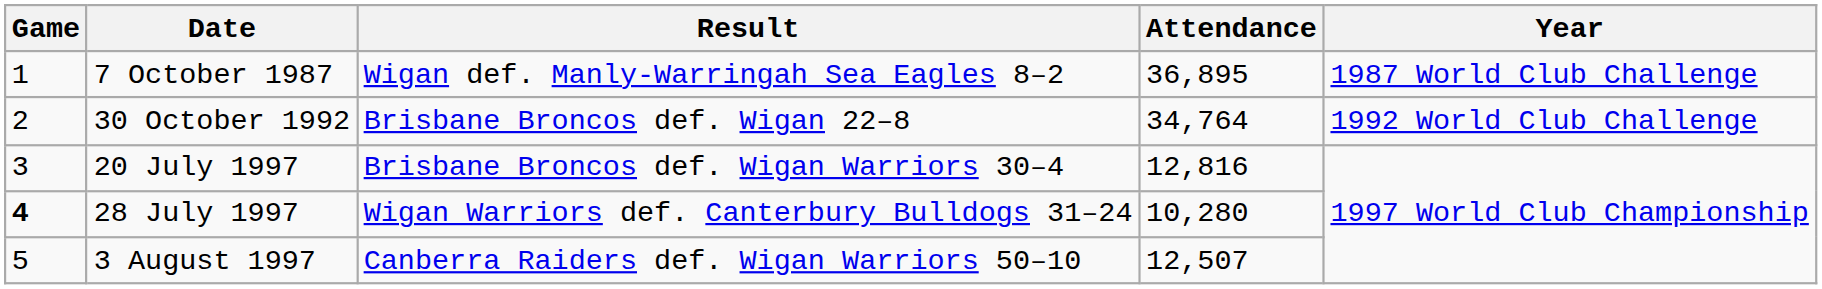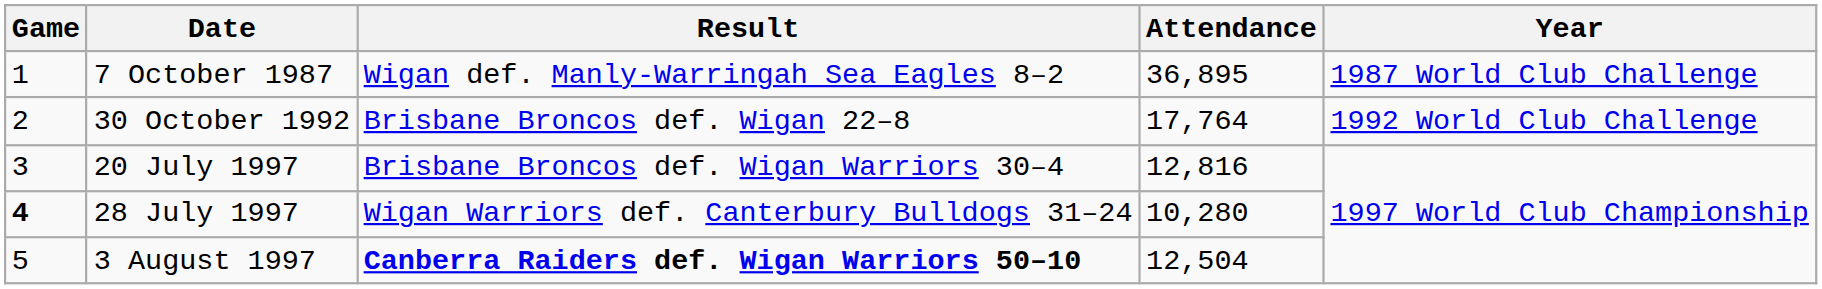(1197, 121) 34,764 -> (1197, 121) 17,764
(722, 260) normal -> (722, 260) bold
(1197, 260) 12,507 -> (1197, 260) 12,504
